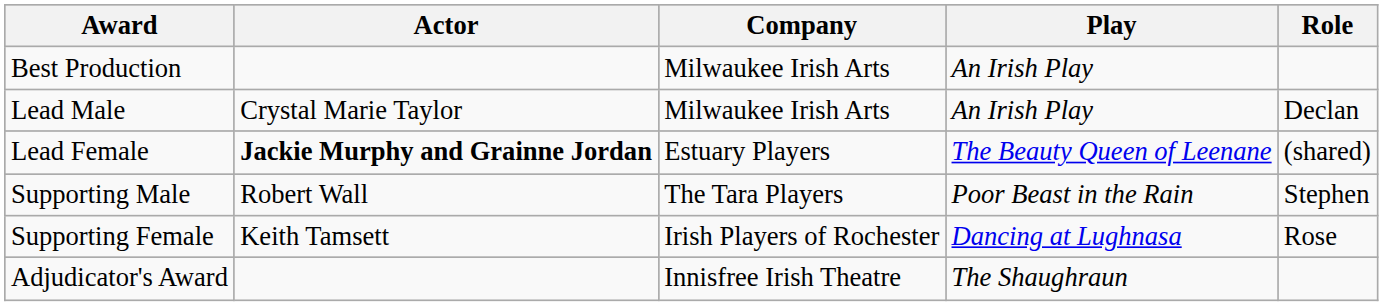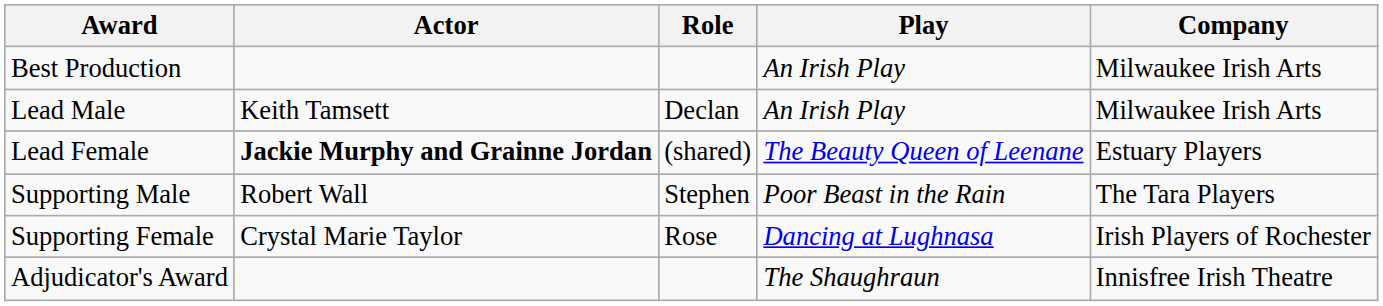columns swapped: (1327, 25) <-> (802, 25)
(351, 109) Crystal Marie Taylor -> (315, 109) Keith Tamsett
(315, 236) Keith Tamsett -> (351, 236) Crystal Marie Taylor
